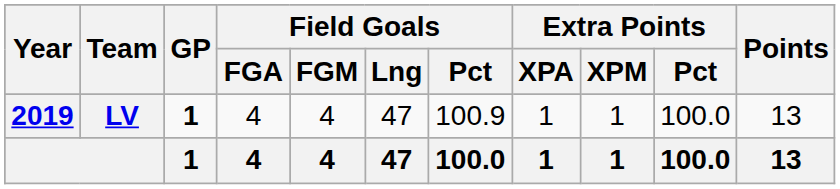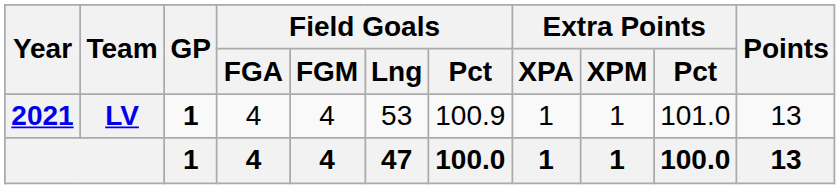(42, 115) 2019 -> (42, 115) 2021
(397, 115) 47 -> (397, 115) 53
(695, 115) 100.0 -> (695, 115) 101.0
